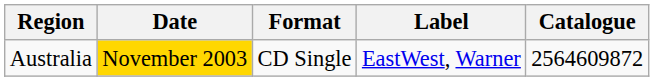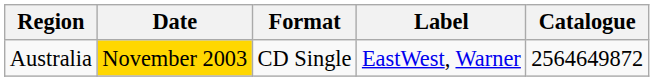(587, 57) 2564609872 -> (587, 57) 2564649872
